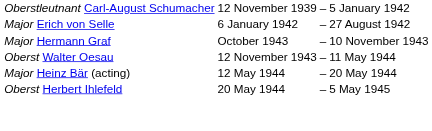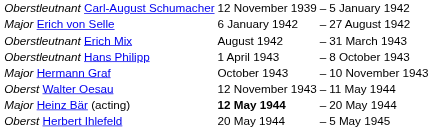+ row: (68, 41)
+ row: (77, 57)
(251, 73) normal -> (252, 105) bold
